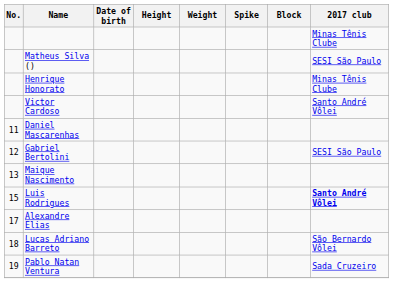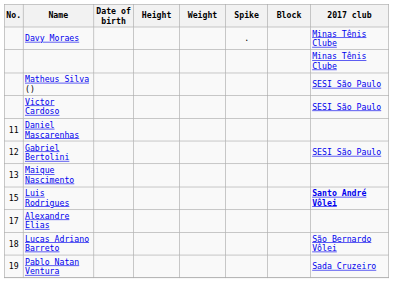+ row: (14, 39)
- row: (14, 84)
(339, 107) Santo André Vôlei -> (347, 107) SESI São Paulo
